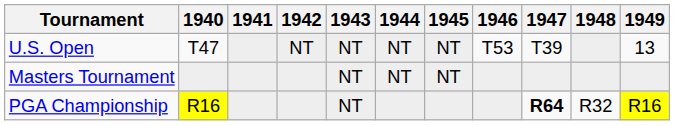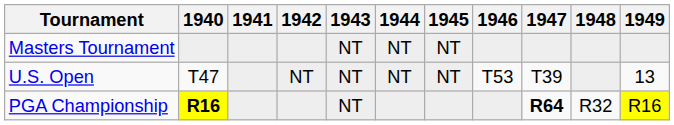rows swapped: (92, 77) <-> (51, 48)
(203, 106) normal -> (203, 106) bold
